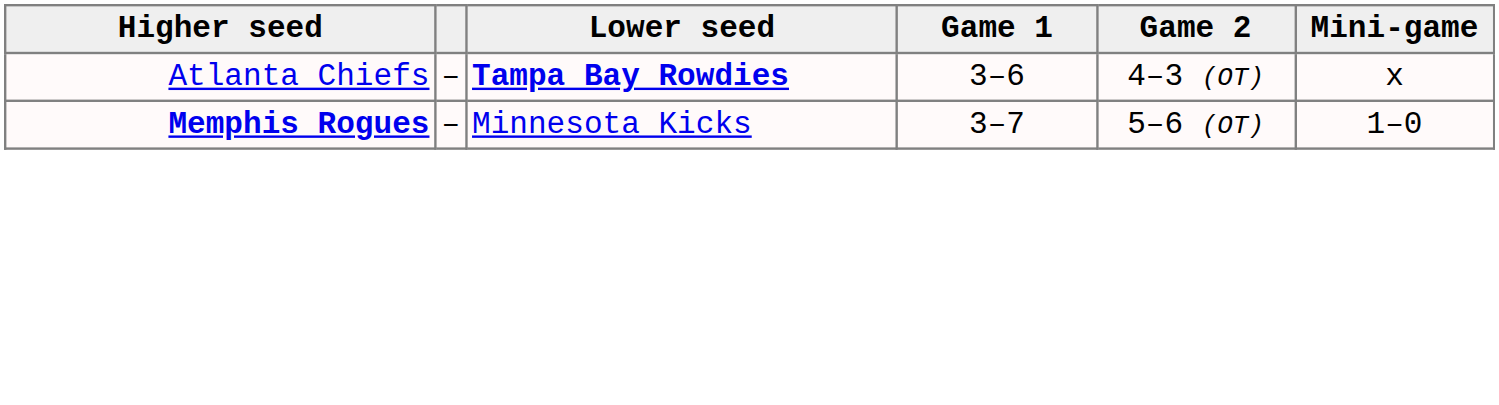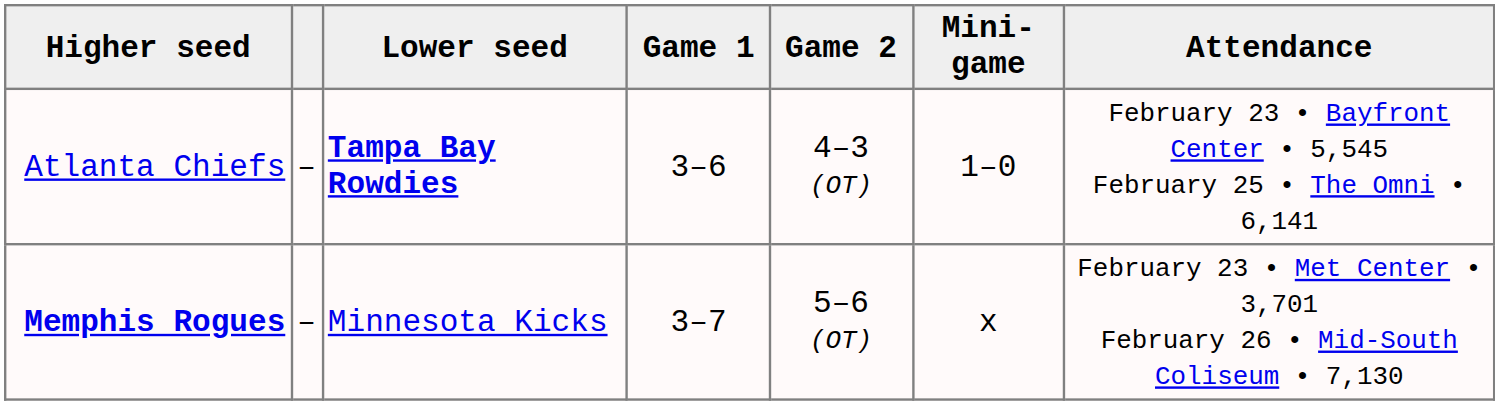+ column: (1279, 47)
(1394, 77) x -> (988, 167) 1–0
(1394, 125) 1–0 -> (988, 322) x
